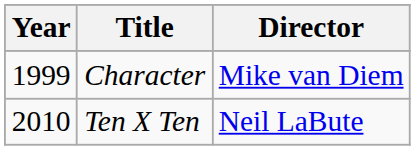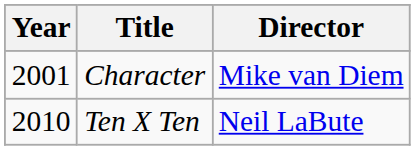(41, 74) 1999 -> (41, 74) 2001
